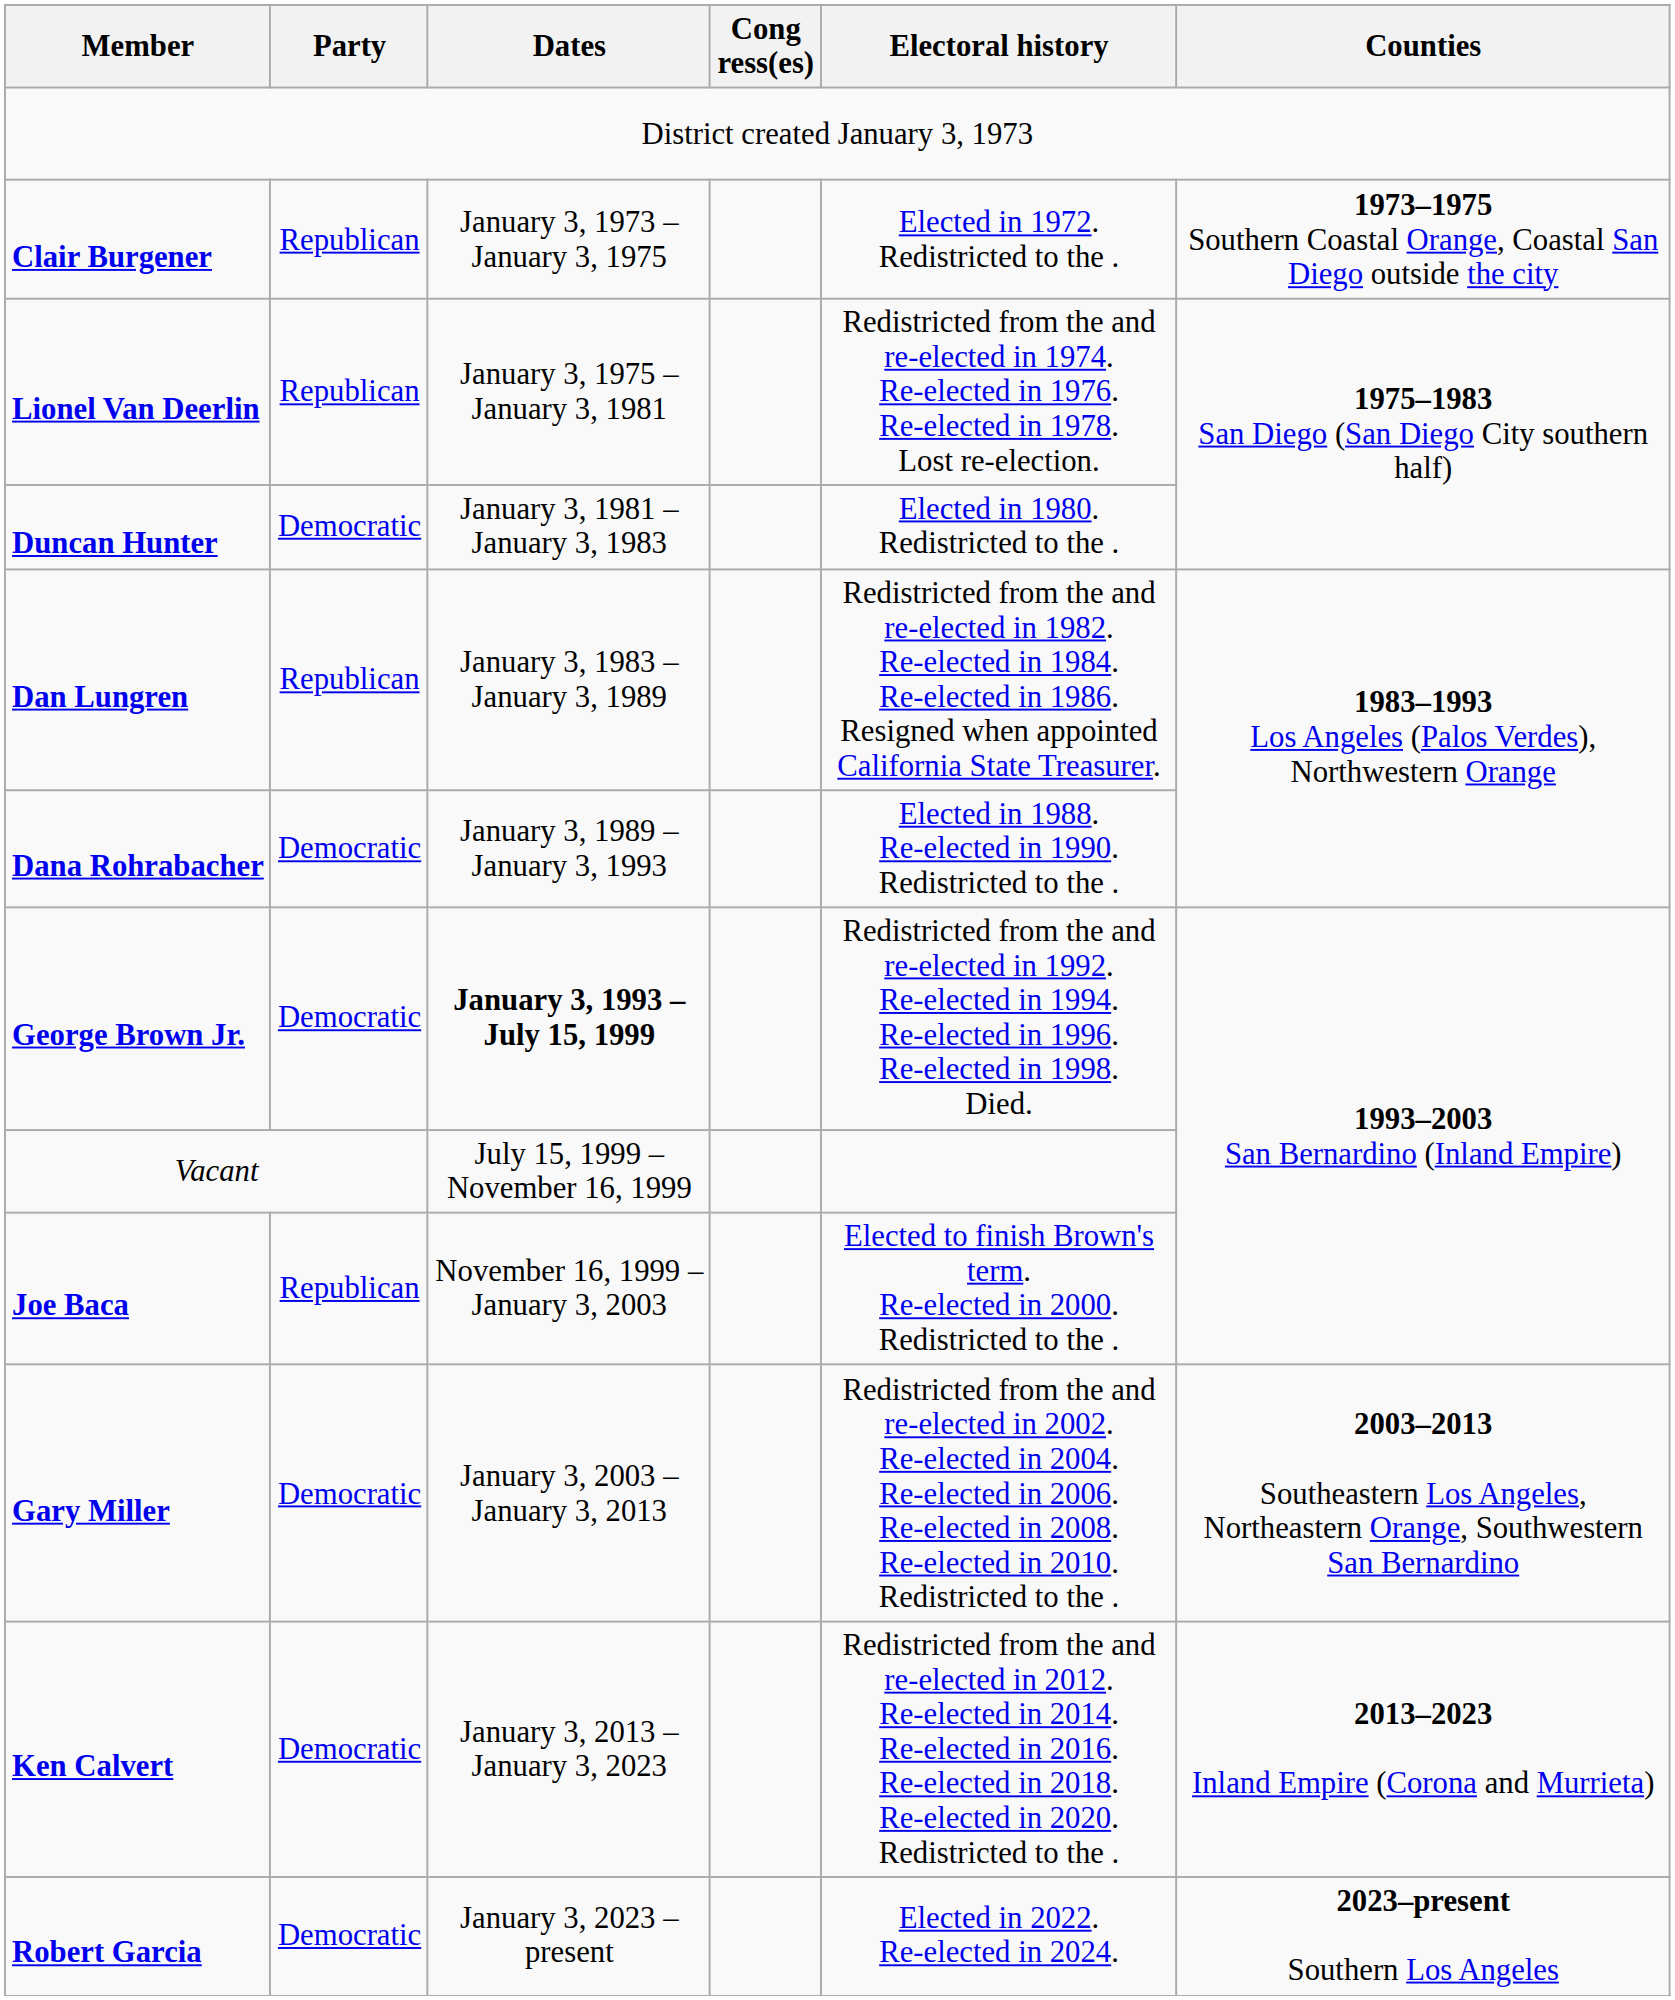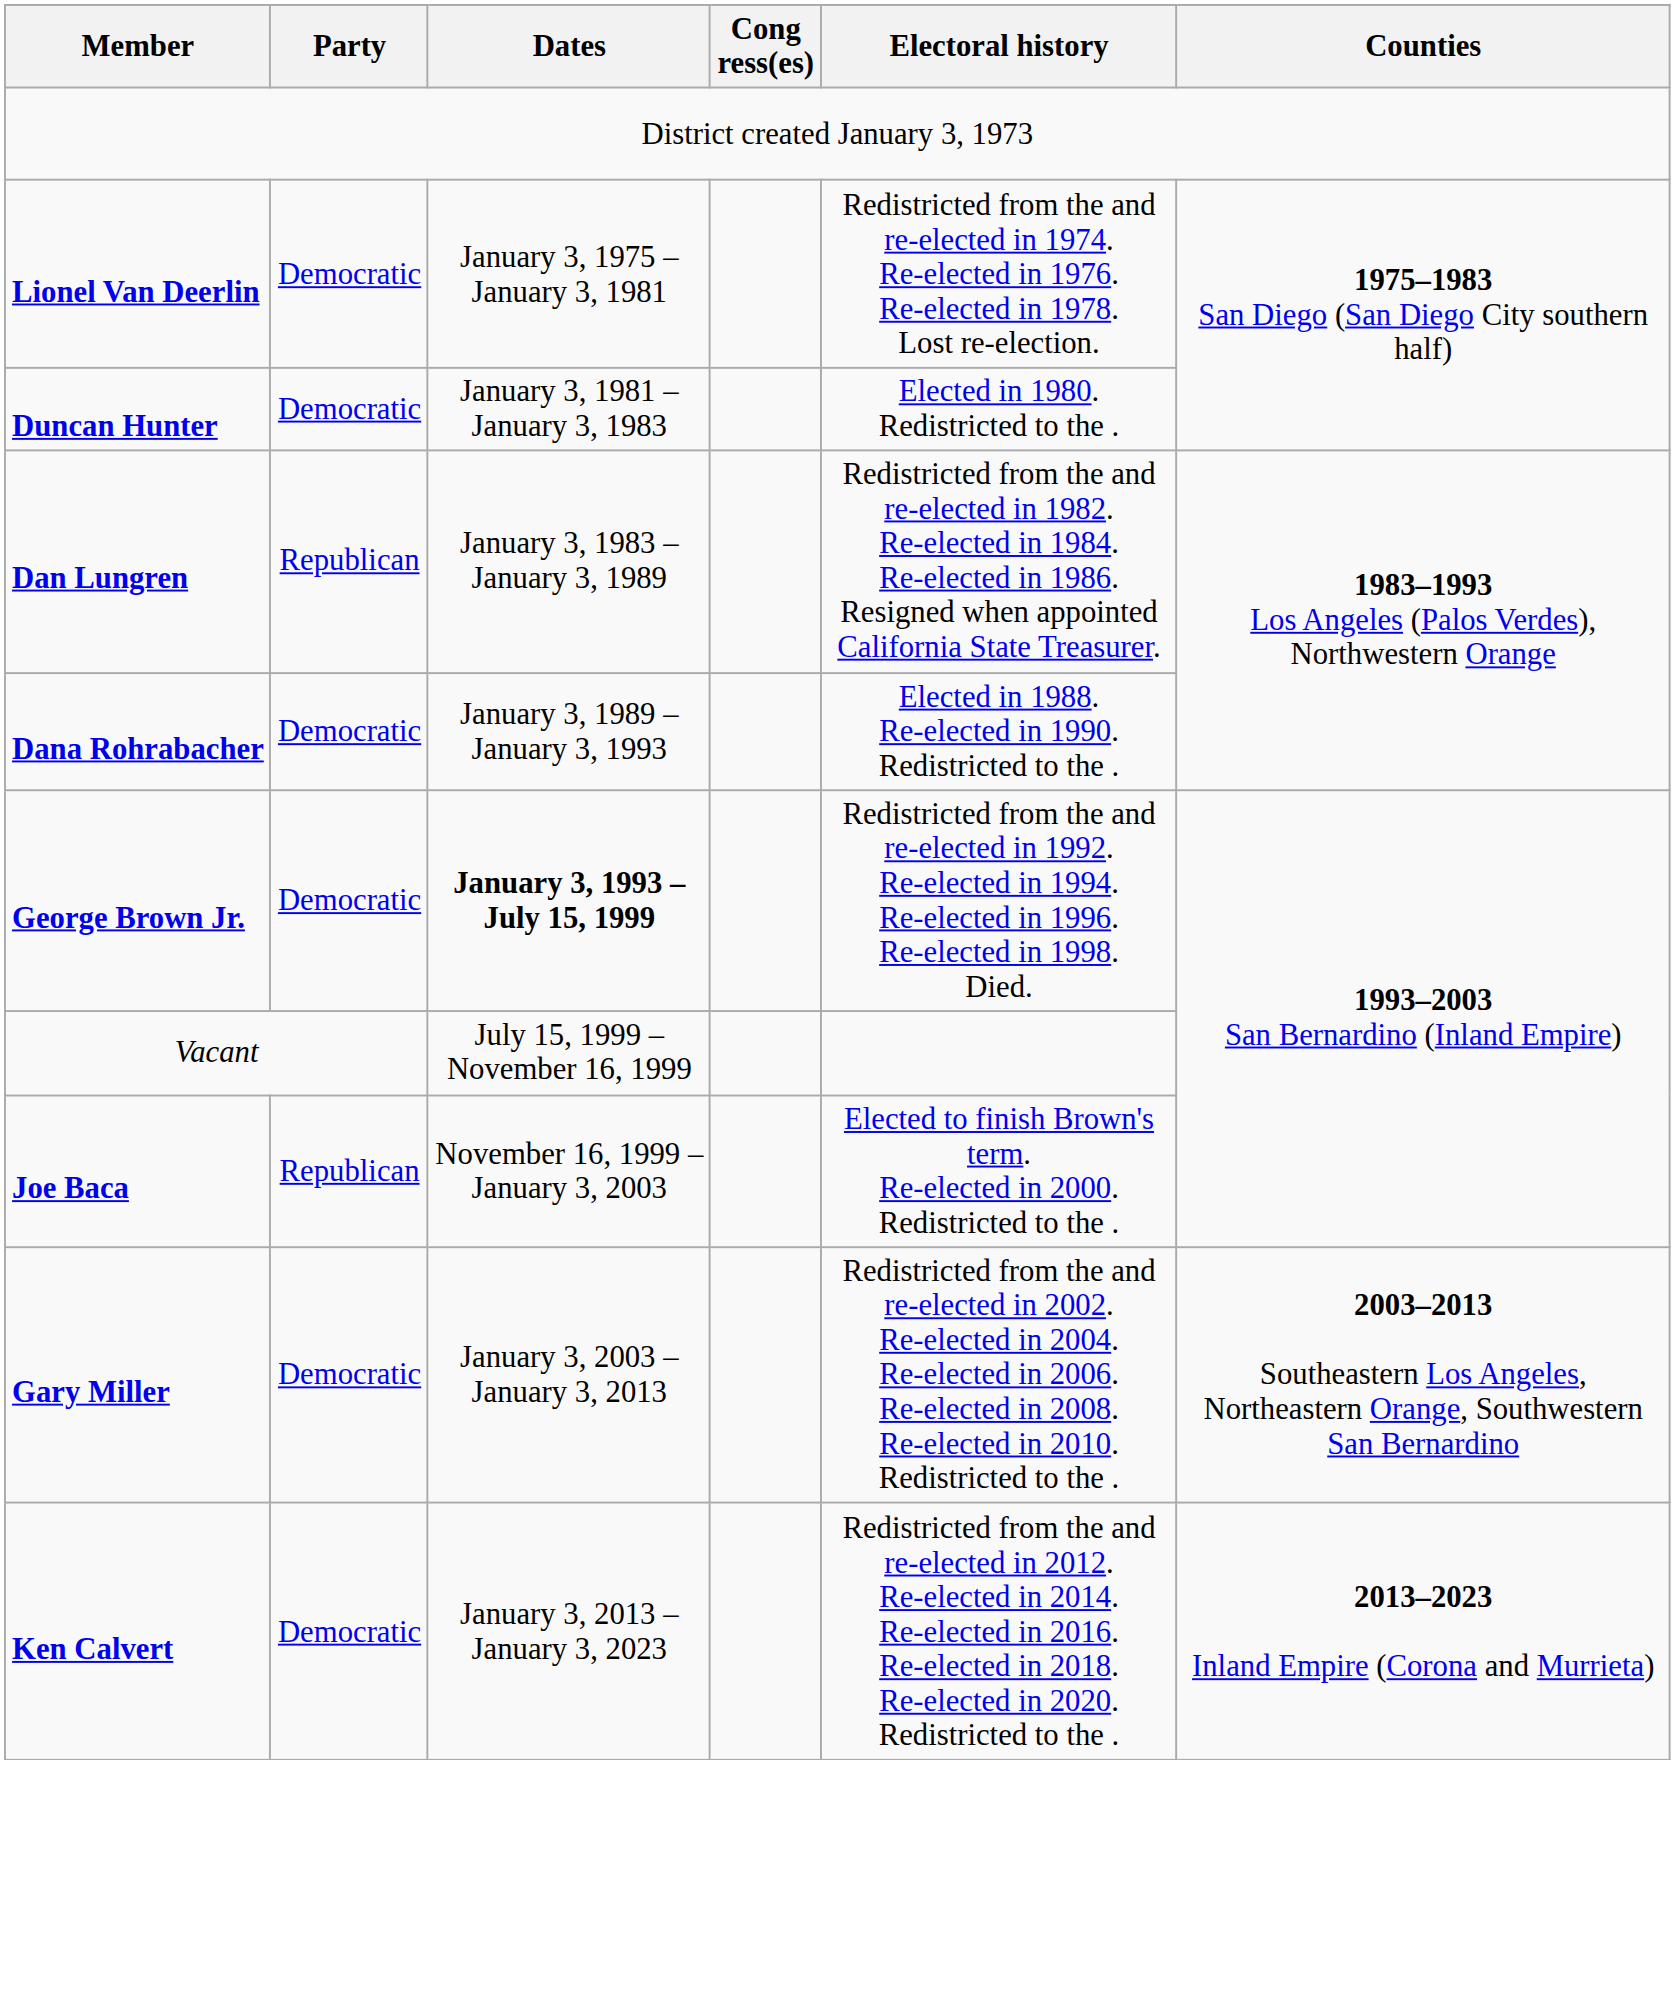- row: (112, 256)
(350, 391) Republican -> (350, 273) Democratic
- row: (107, 1952)
